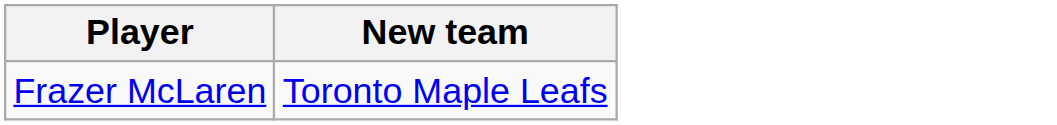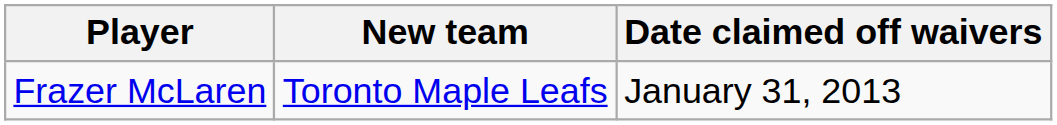+ column: (833, 32)
